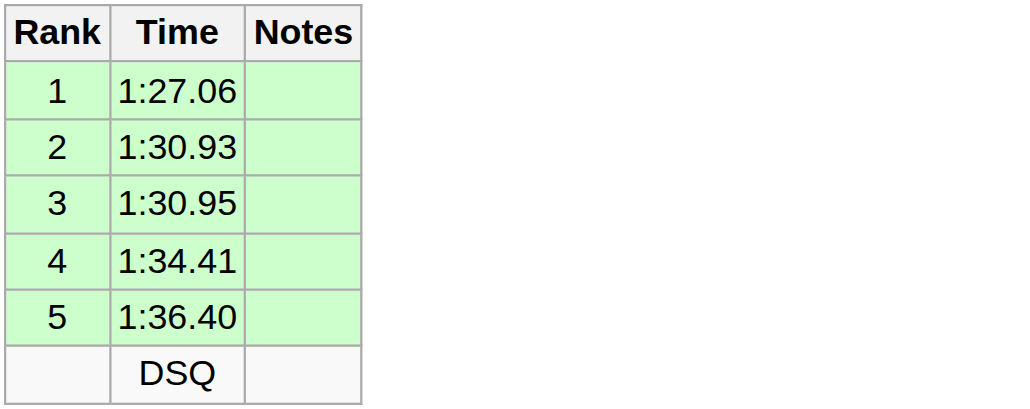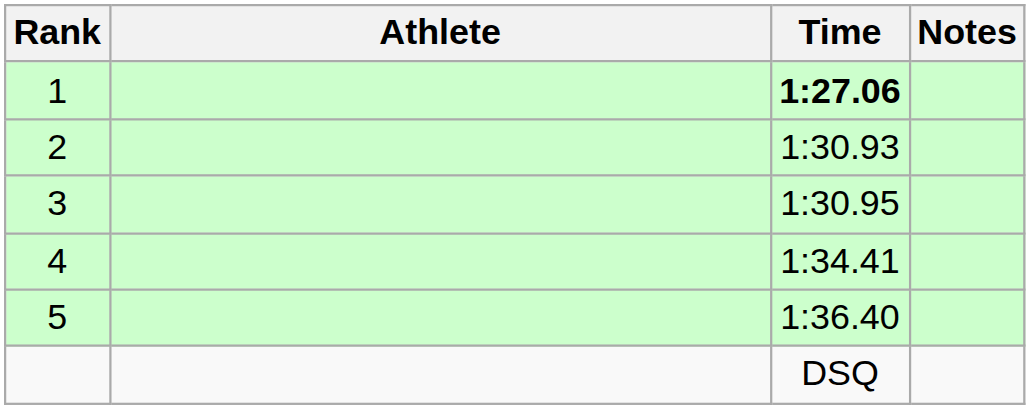+ column: (440, 32)
(177, 89) normal -> (840, 89) bold
